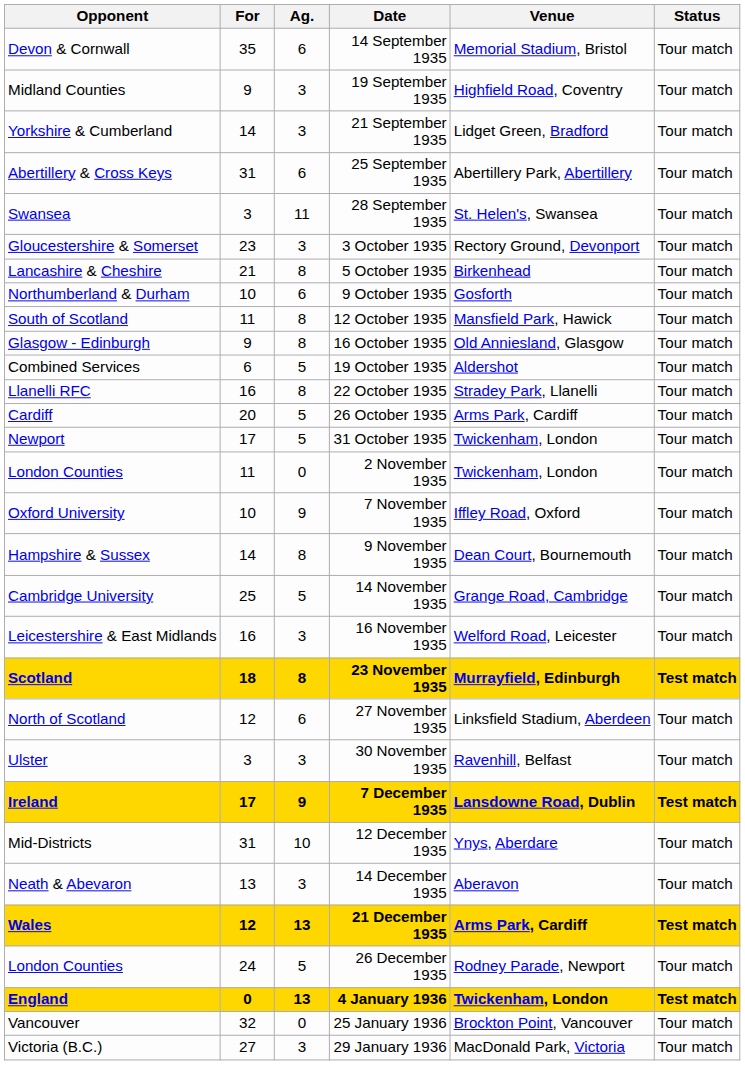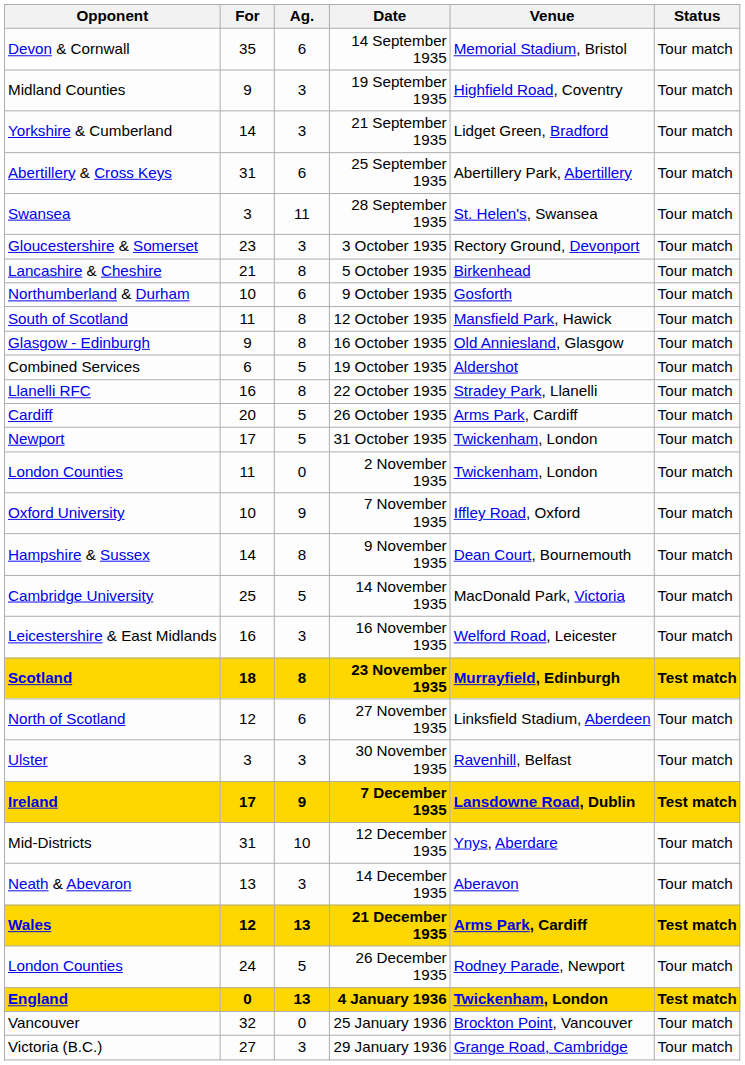(541, 595) Grange Road, Cambridge -> (539, 595) MacDonald Park, Victoria
(539, 1047) MacDonald Park, Victoria -> (541, 1047) Grange Road, Cambridge
